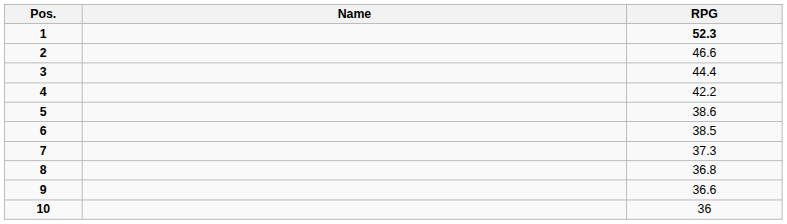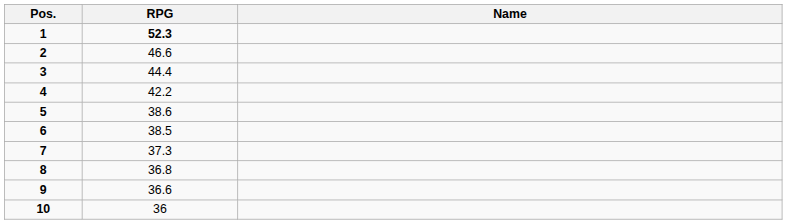columns swapped: (354, 14) <-> (704, 14)
